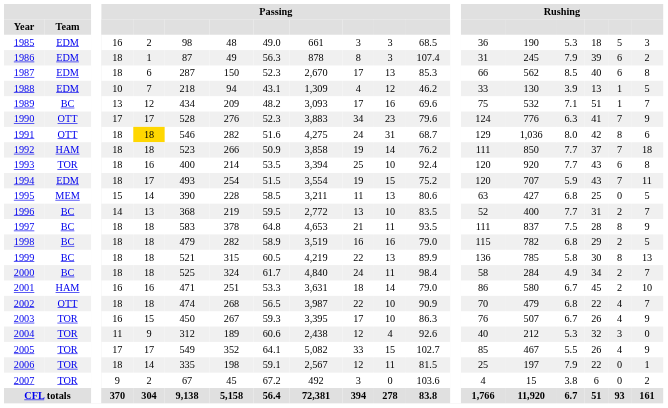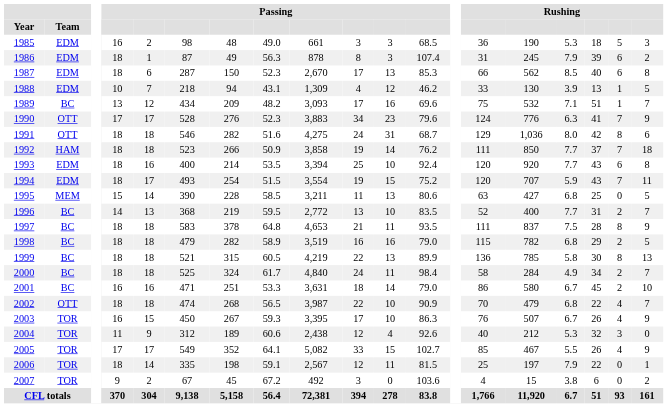(149, 134) gold background -> (149, 134) no background
(68, 165) TOR -> (68, 165) EDM
(68, 288) HAM -> (68, 288) BC
